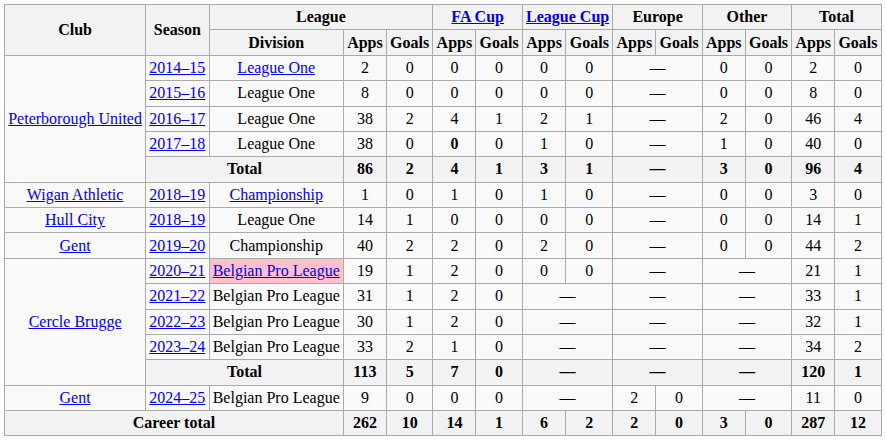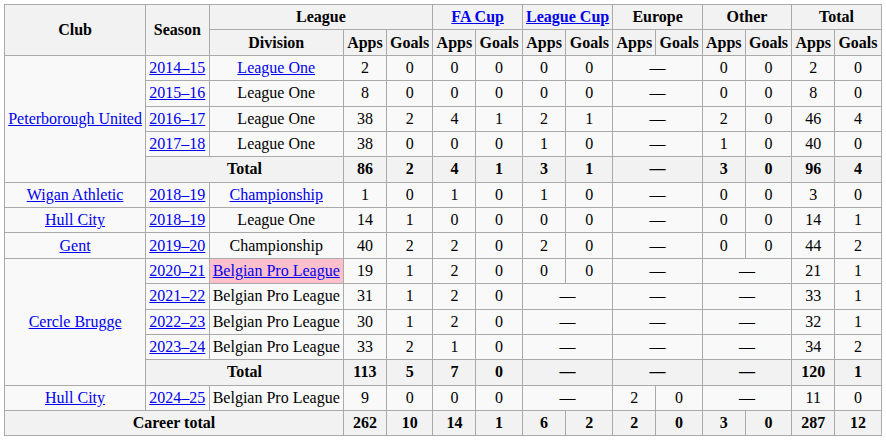(454, 144) bold -> (454, 144) normal
(75, 397) Gent -> (75, 397) Hull City
